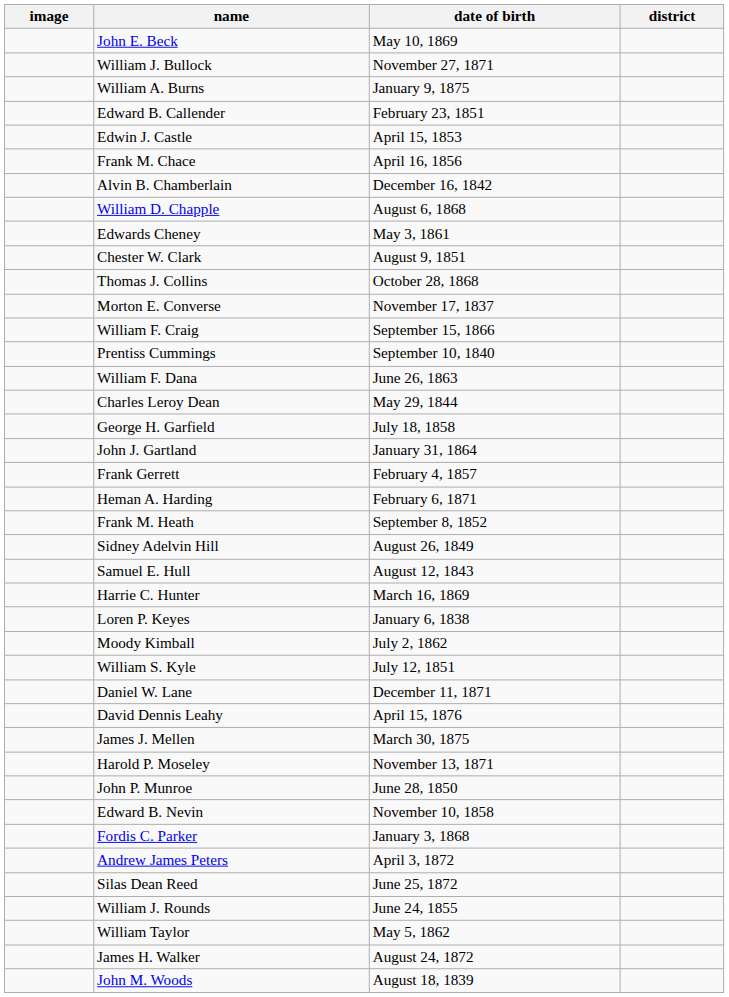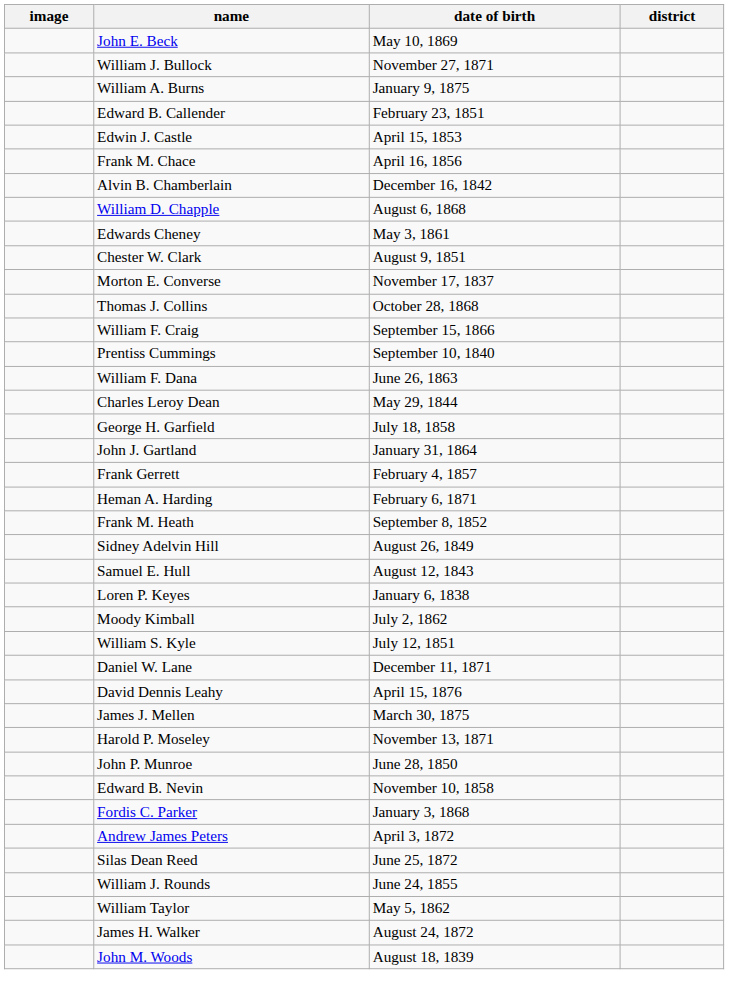rows swapped: (152, 281) <-> (159, 305)
- row: (148, 595)
